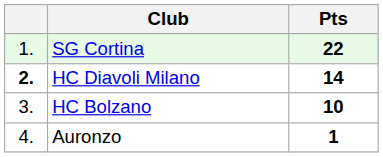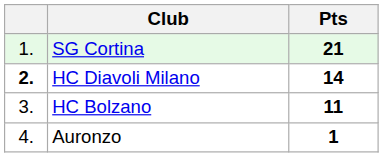(333, 48) 22 -> (333, 48) 21
(333, 107) 10 -> (333, 107) 11
